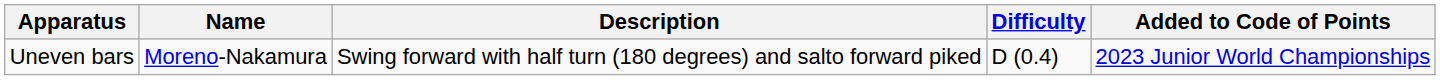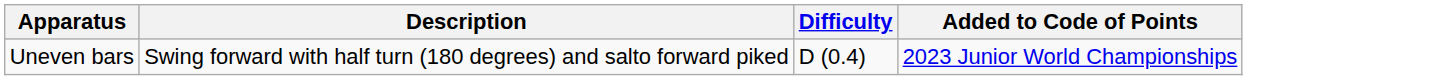- column: (235, 21)
